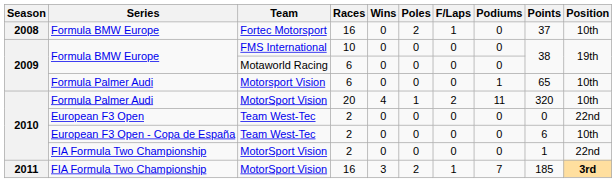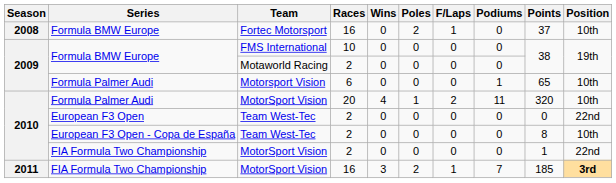(349, 65) 6 -> (349, 65) 2
(544, 134) 6 -> (544, 134) 8
